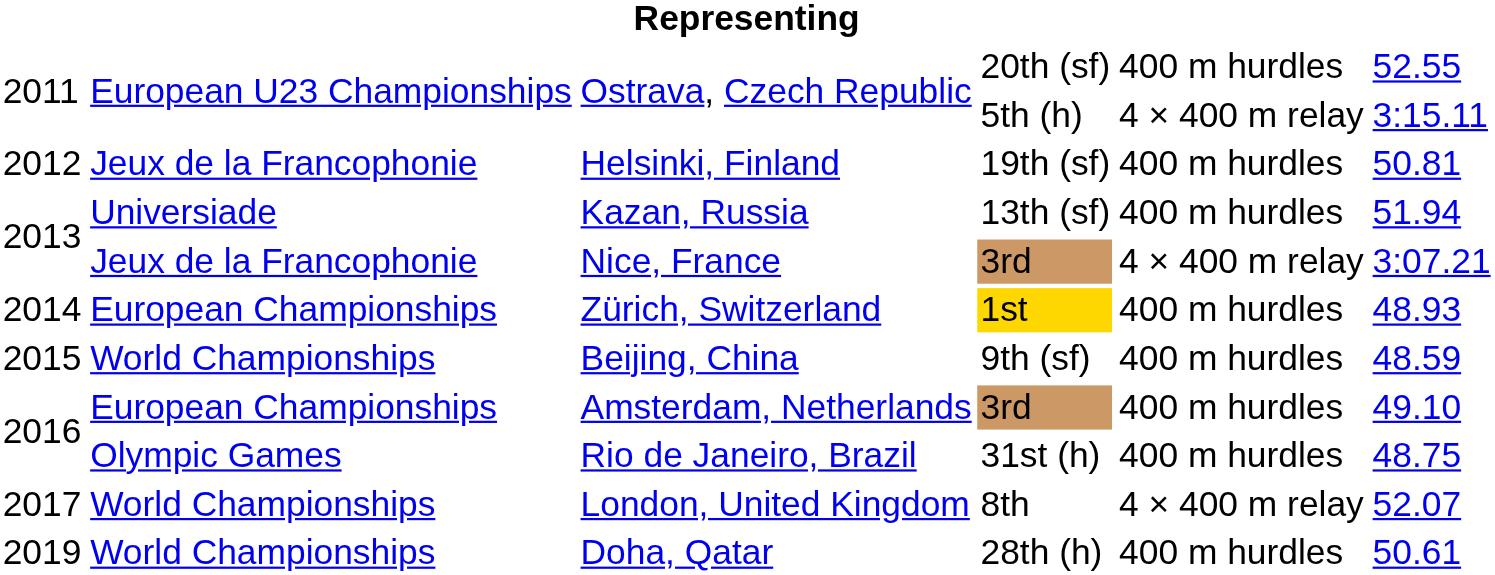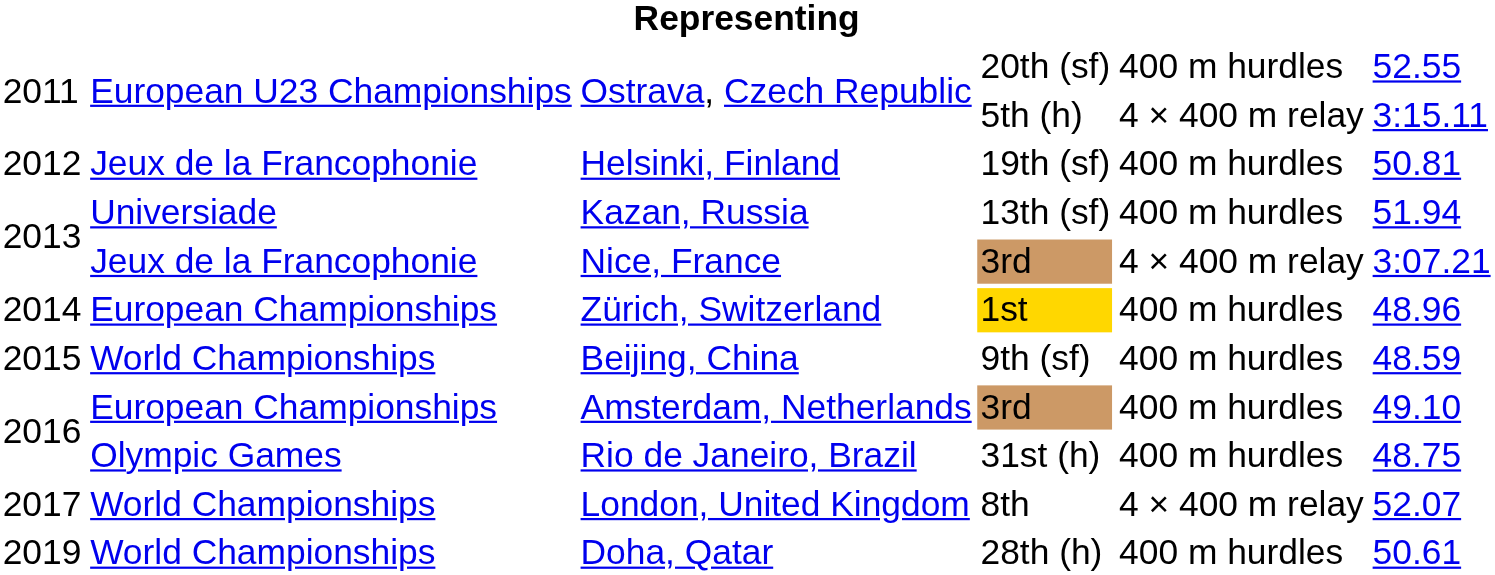(1417, 309) 48.93 -> (1417, 309) 48.96
